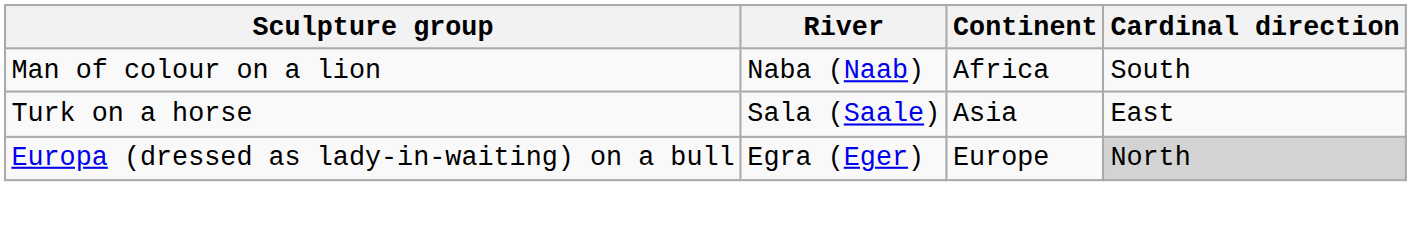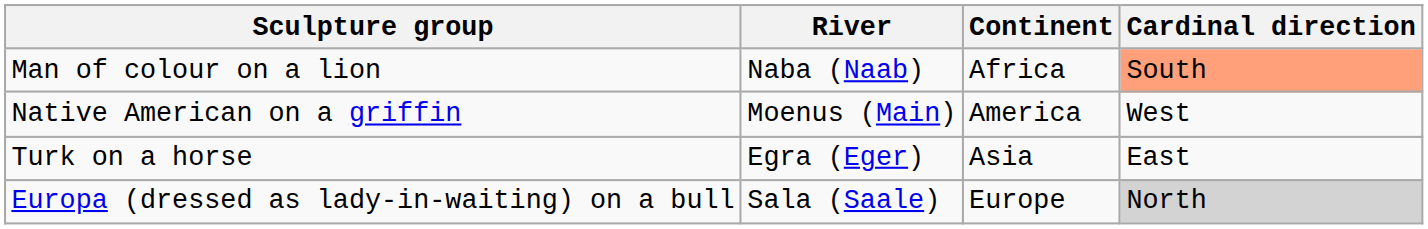(1151, 70) no background -> (1167, 70) lightsalmon background
+ row: (236, 114)
(844, 114) Sala (Saale) -> (836, 158) Egra (Eger)
(836, 158) Egra (Eger) -> (844, 201) Sala (Saale)
